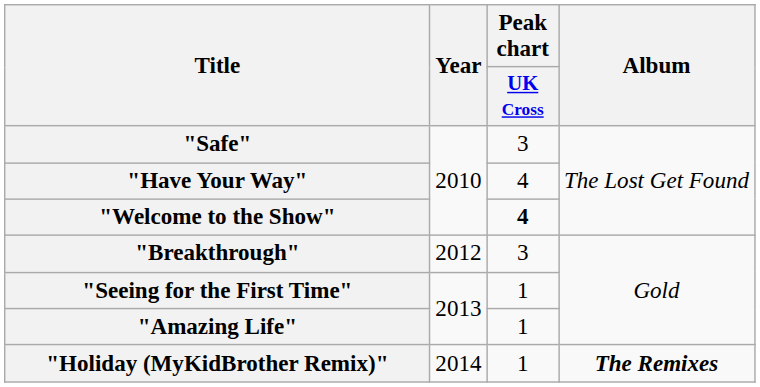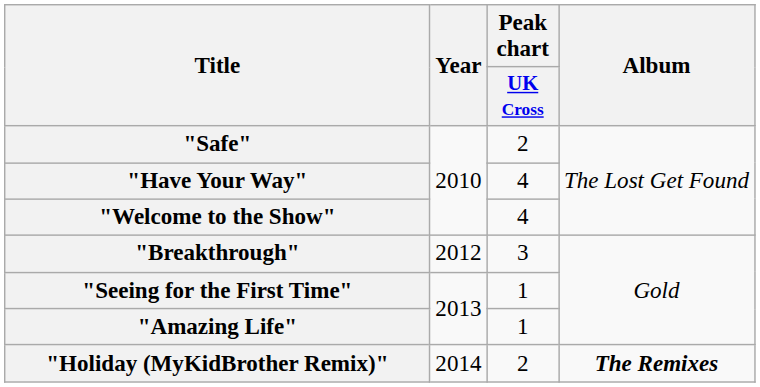(523, 143) 3 -> (523, 143) 2
(523, 216) bold -> (523, 216) normal
(523, 363) 1 -> (523, 363) 2
